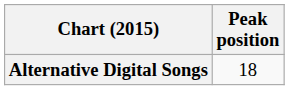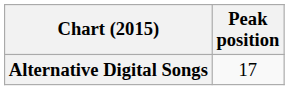(248, 69) 18 -> (248, 69) 17
